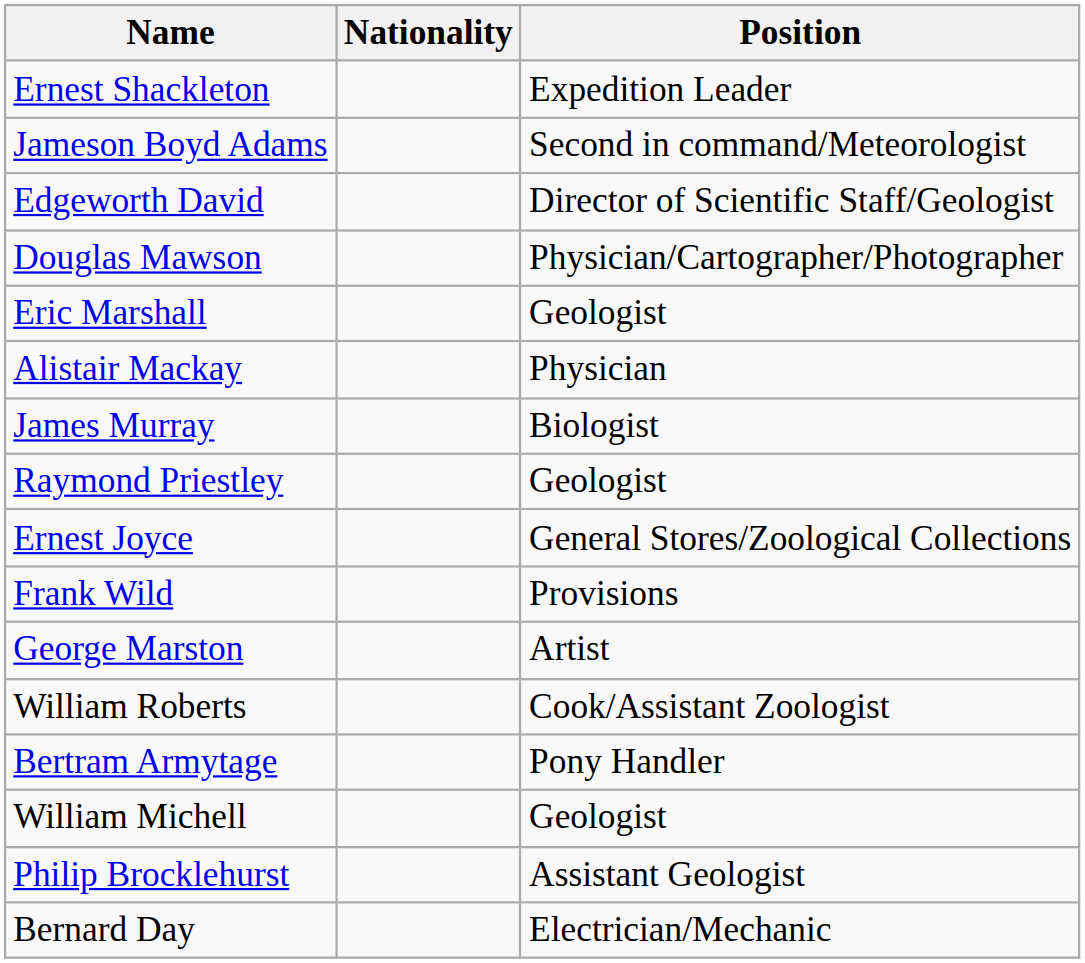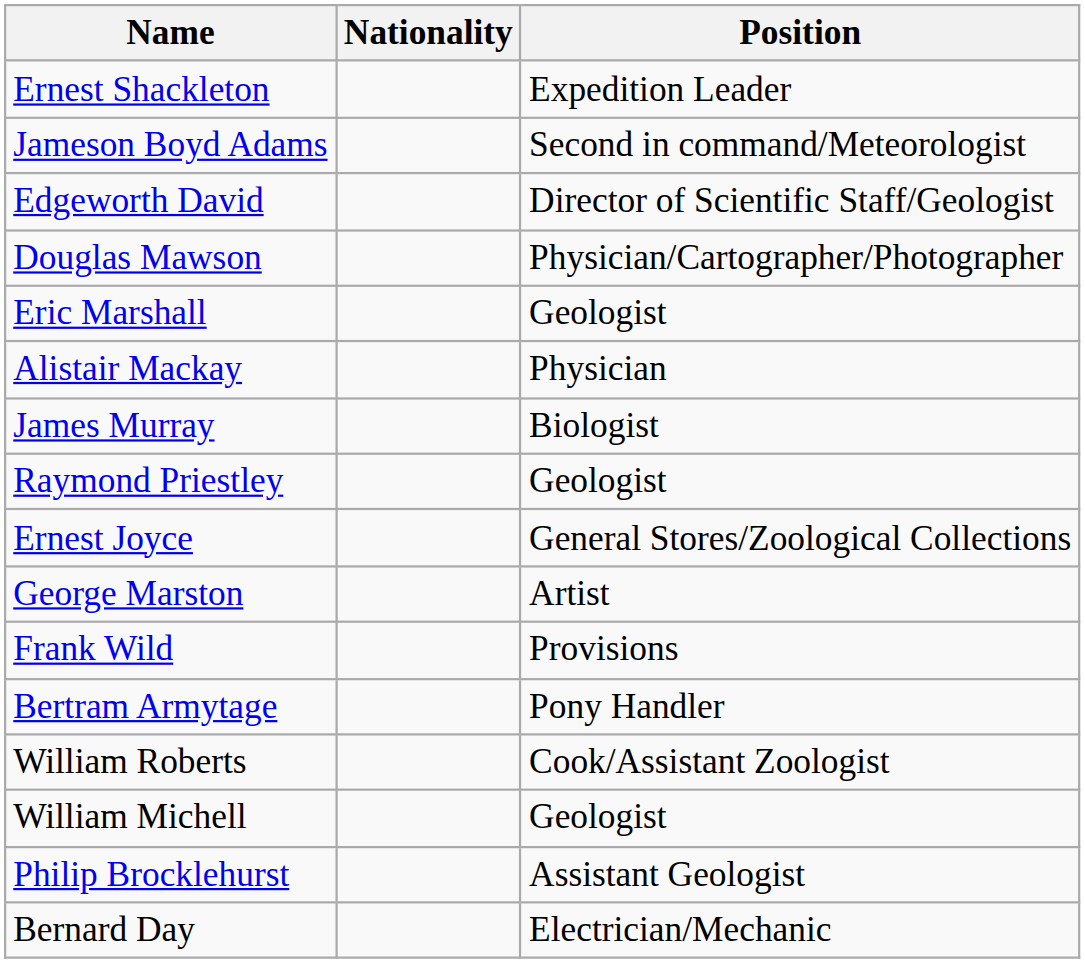rows swapped: (93, 593) <-> (128, 649)
rows swapped: (145, 761) <-> (130, 705)
